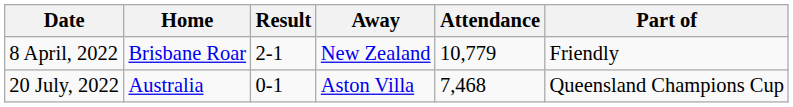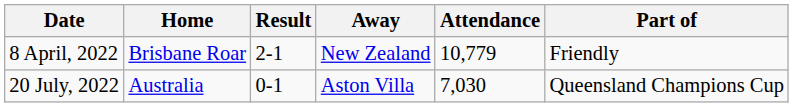(463, 85) 7,468 -> (463, 85) 7,030
